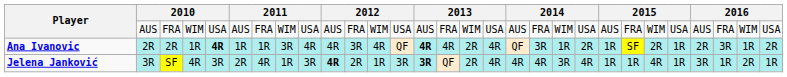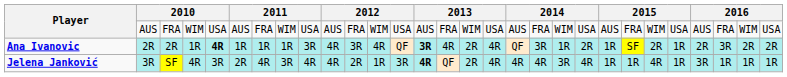(287, 46) 3R -> (287, 46) 1R
(310, 46) 4R -> (310, 46) 3R
(425, 46) 4R -> (425, 46) 3R
(748, 46) 1R -> (748, 46) 2R
(287, 63) 1R -> (287, 63) 3R
(310, 63) 3R -> (310, 63) 4R
(333, 63) bold -> (333, 63) normal
(425, 63) 3R -> (425, 63) 4R
(748, 63) 2R -> (748, 63) 1R
